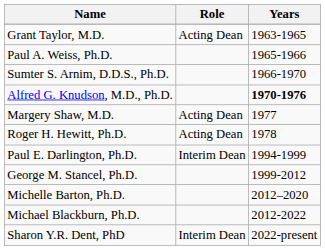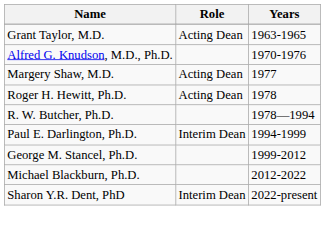- row: (60, 54)
- row: (88, 74)
(279, 94) bold -> (279, 54) normal
+ row: (60, 114)
- row: (66, 194)
